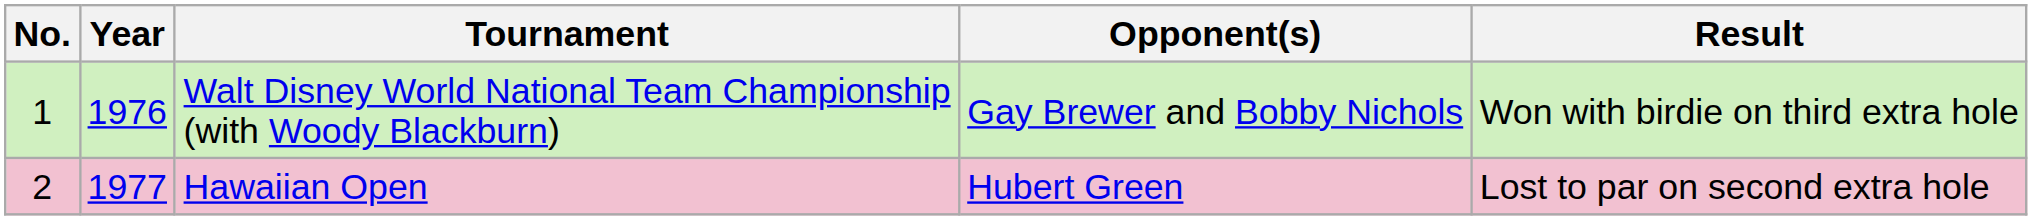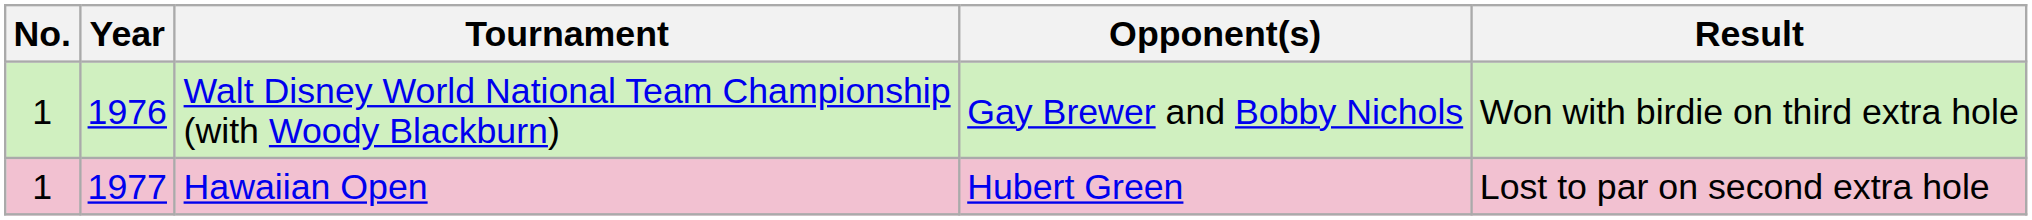(42, 187) 2 -> (42, 187) 1
